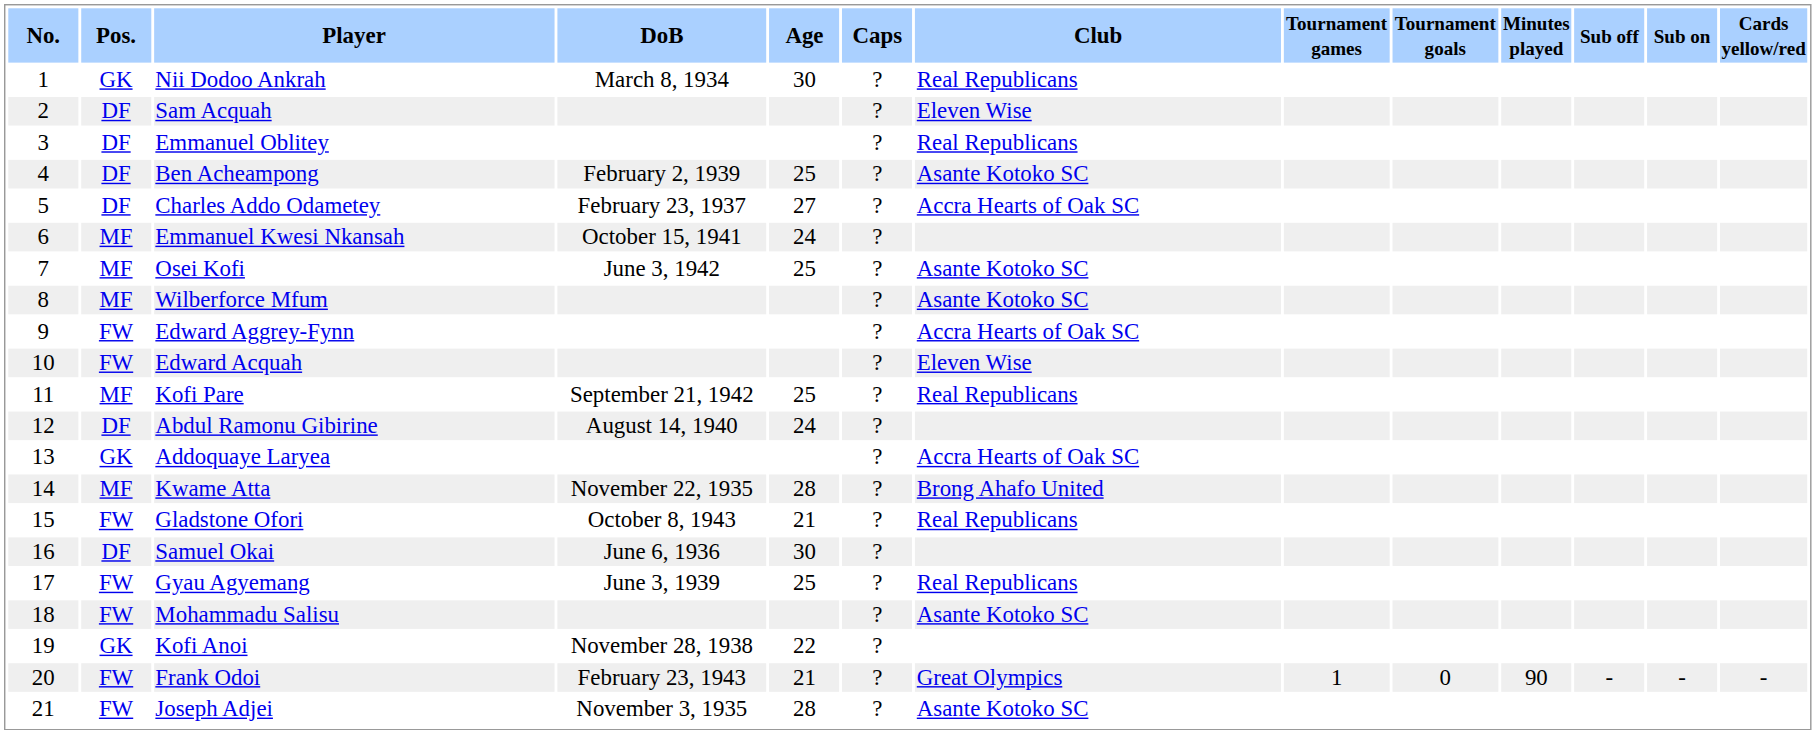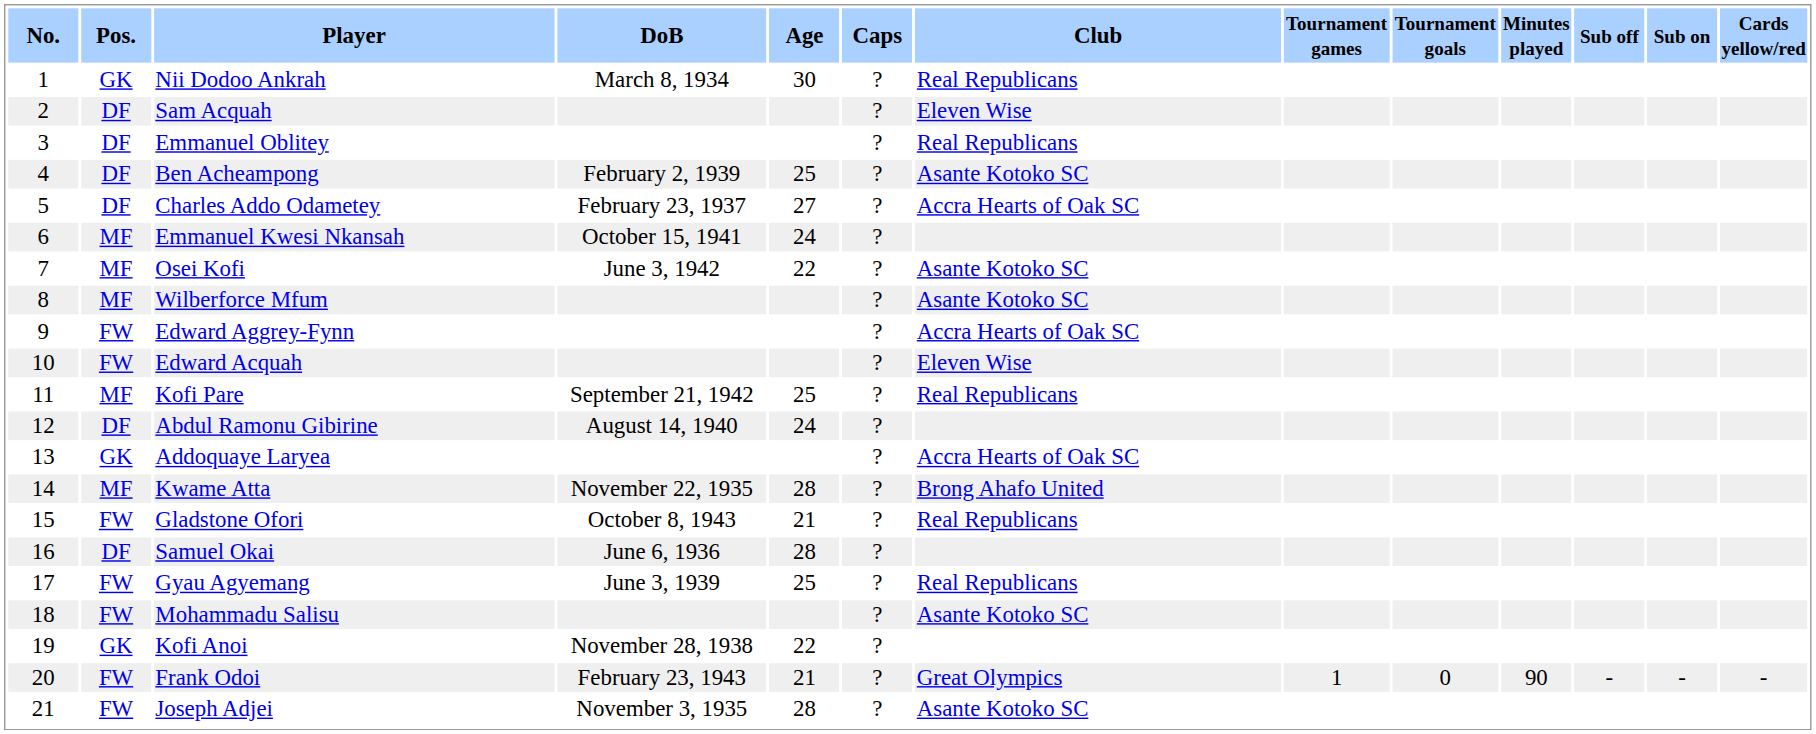(804, 268) 25 -> (804, 268) 22
(804, 551) 30 -> (804, 551) 28
